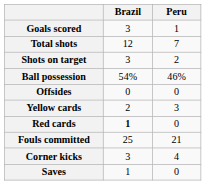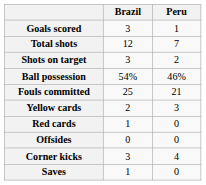rows swapped: (54, 140) <-> (54, 92)
(128, 124) bold -> (128, 124) normal
